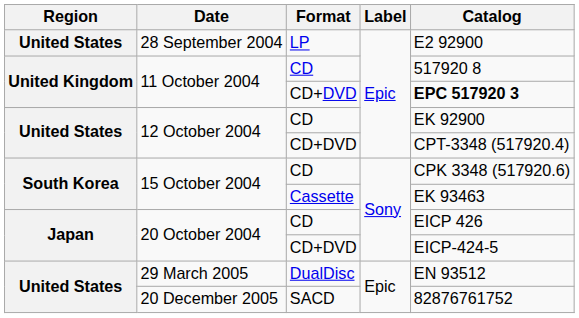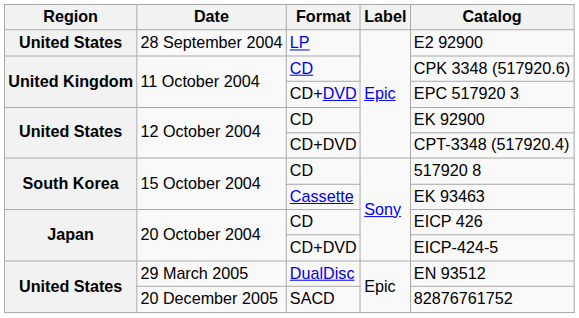(448, 68) 517920 8 -> (492, 68) CPK 3348 (517920.6)
(466, 94) bold -> (466, 94) normal
(492, 171) CPK 3348 (517920.6) -> (448, 171) 517920 8
